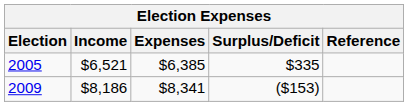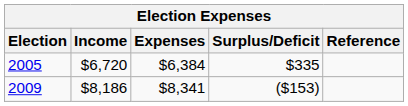(104, 64) $6,521 -> (104, 64) $6,720
(182, 64) $6,385 -> (182, 64) $6,384
